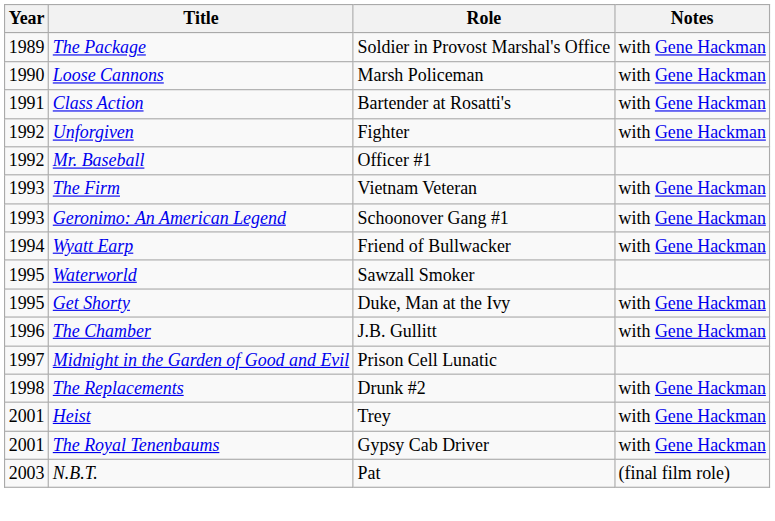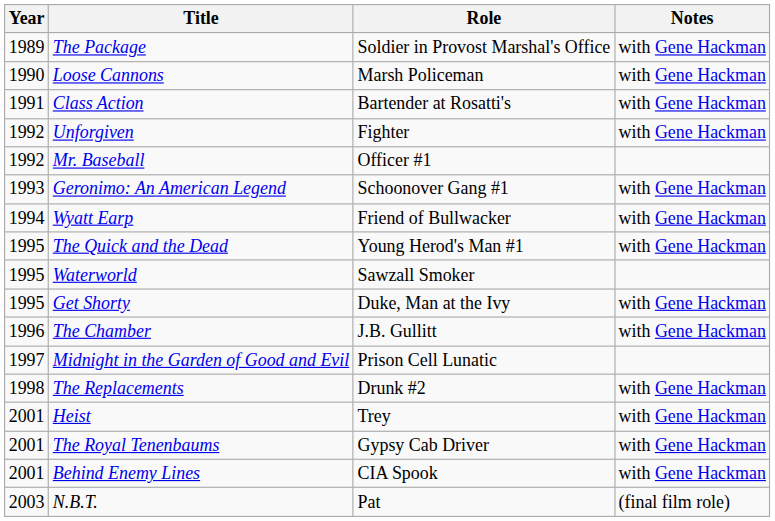- row: (86, 189)
+ row: (140, 246)
+ row: (126, 473)
